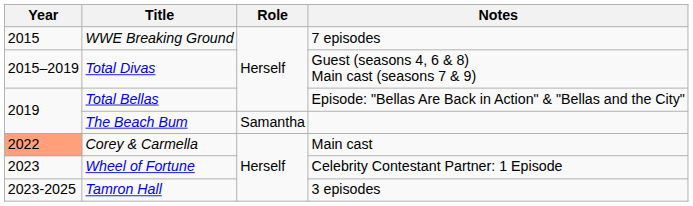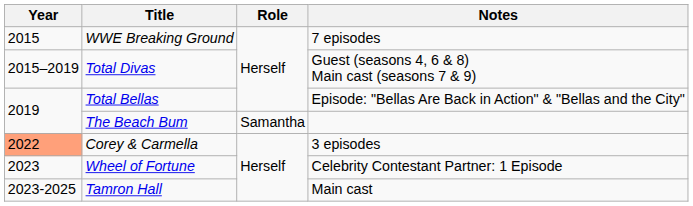(342, 144) Main cast -> (346, 144) 3 episodes
(346, 189) 3 episodes -> (342, 189) Main cast
